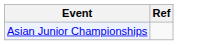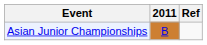+ column: (165, 14)
